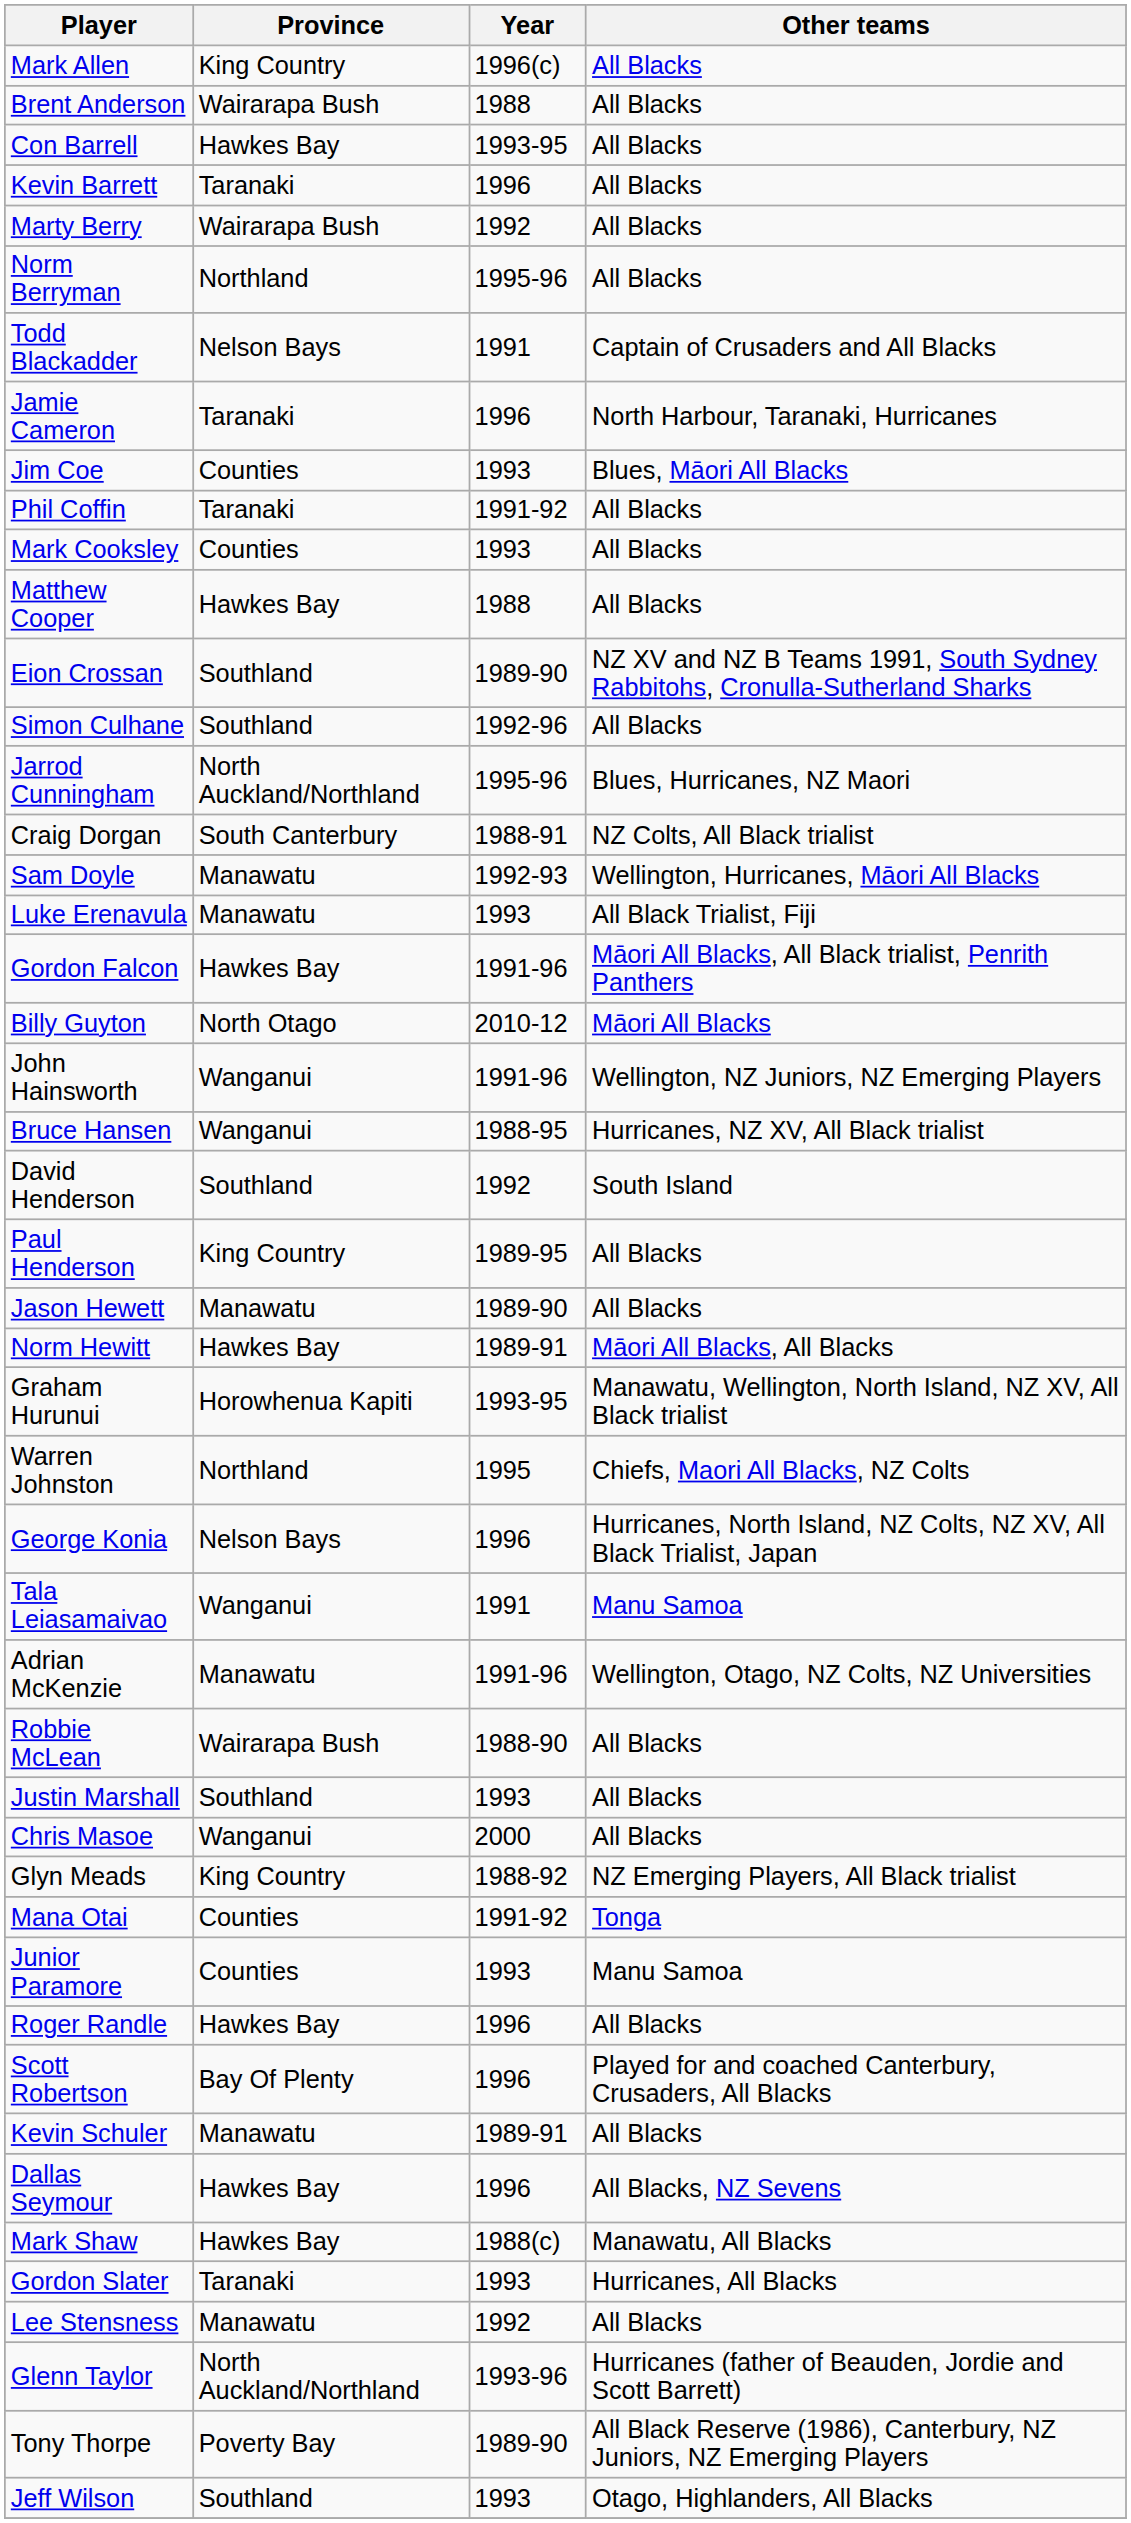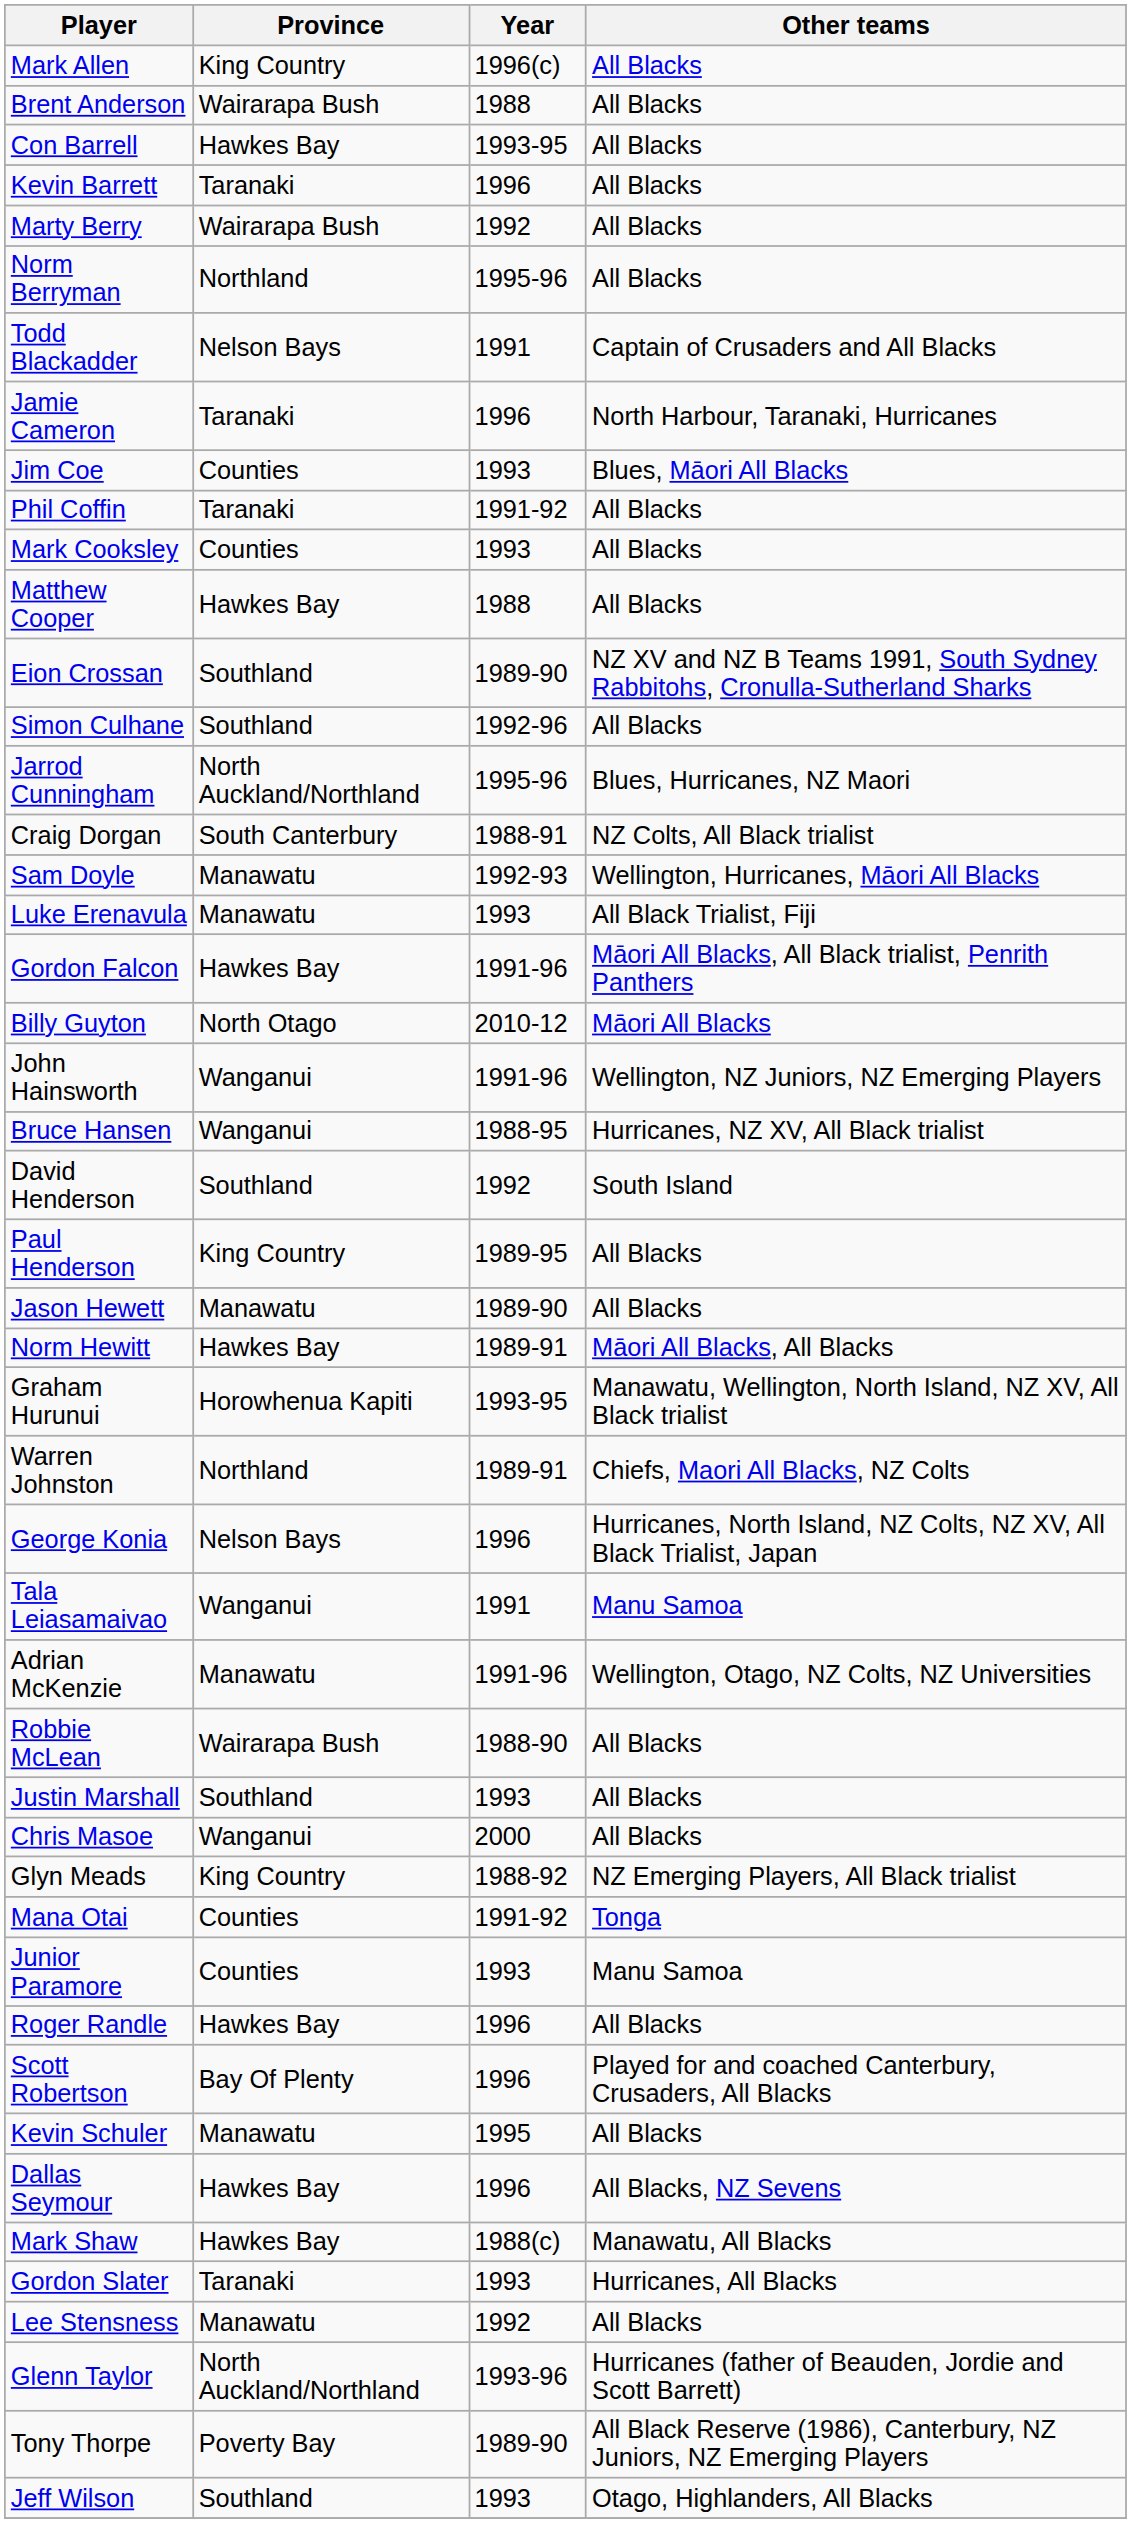(503, 1470) 1995 -> (521, 1470) 1989-91
(521, 2134) 1989-91 -> (503, 2134) 1995
